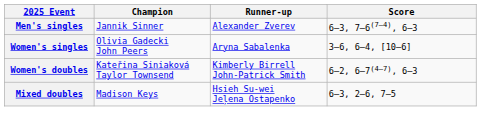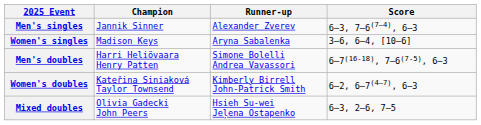(132, 46) Olivia Gadecki John Peers -> (127, 41) Madison Keys
+ row: (49, 60)
(127, 94) Madison Keys -> (132, 108) Olivia Gadecki John Peers
